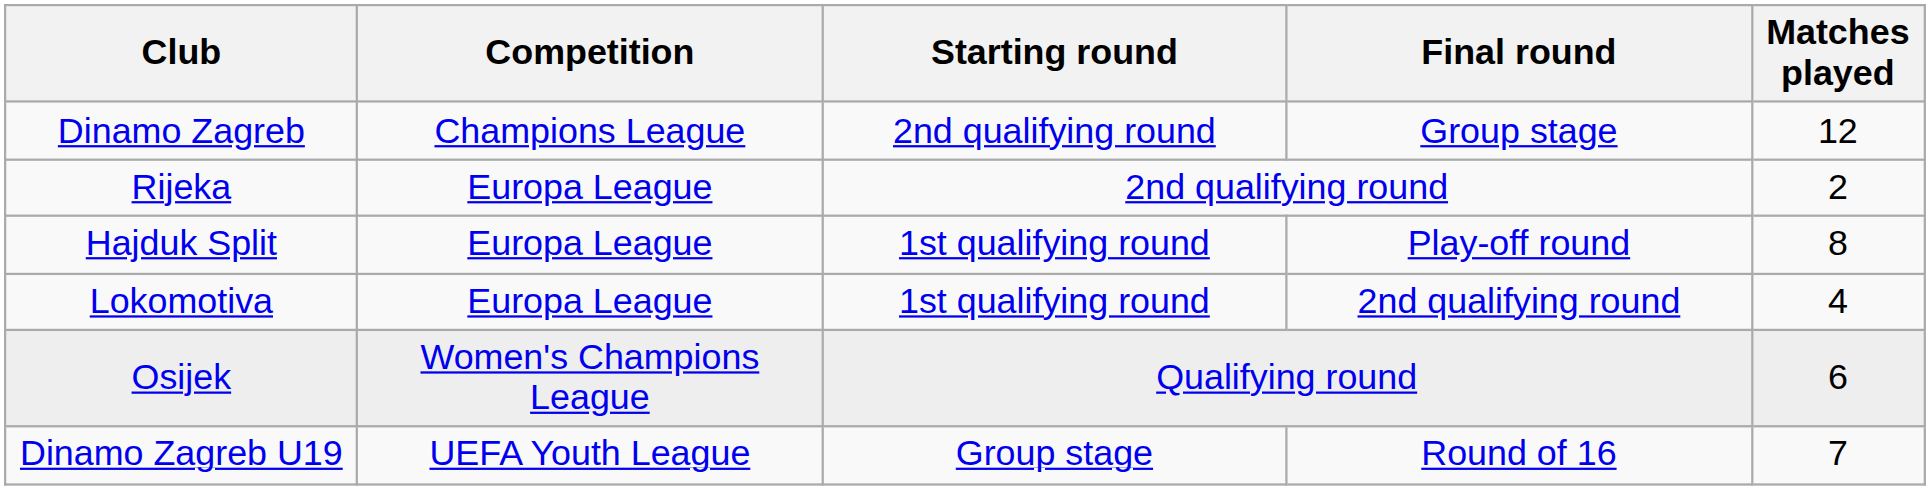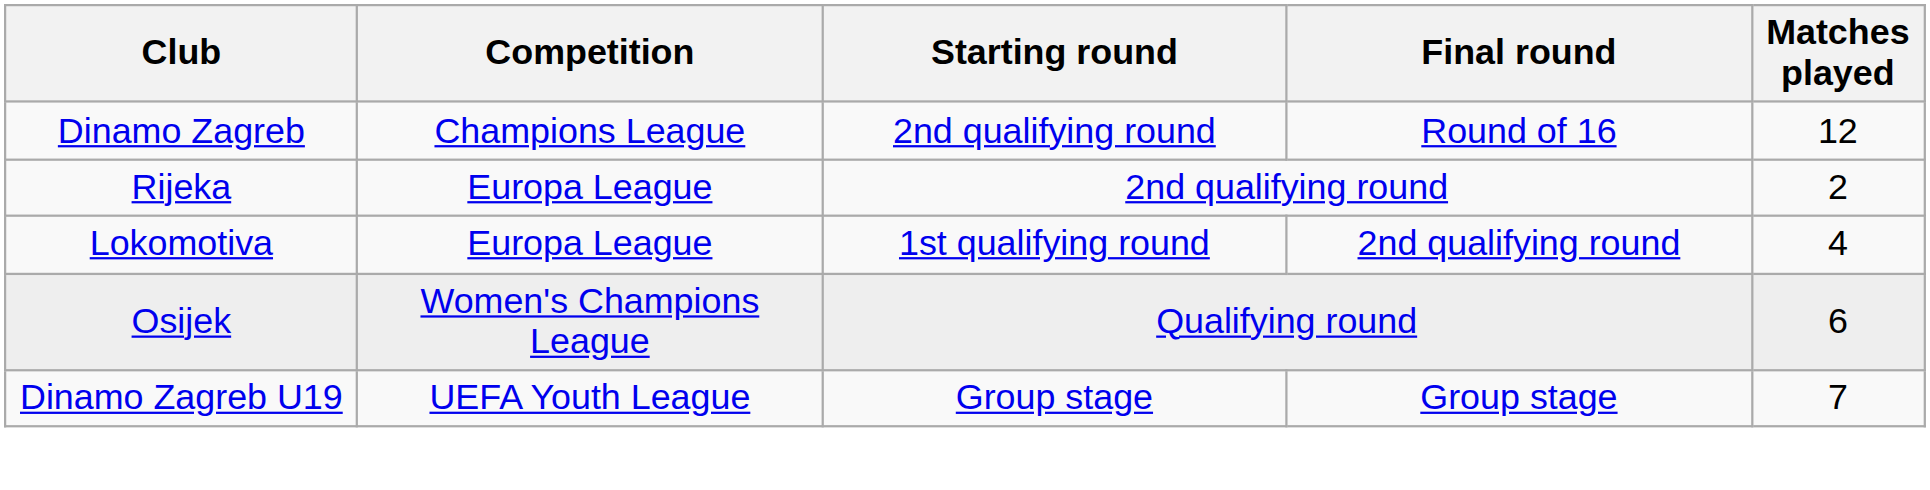(1519, 130) Group stage -> (1519, 130) Round of 16
- row: (181, 243)
(1519, 454) Round of 16 -> (1519, 397) Group stage
